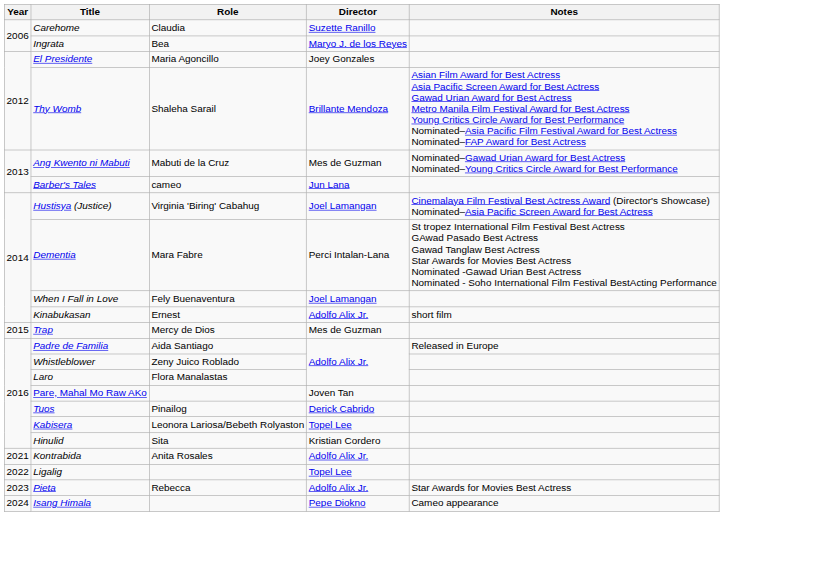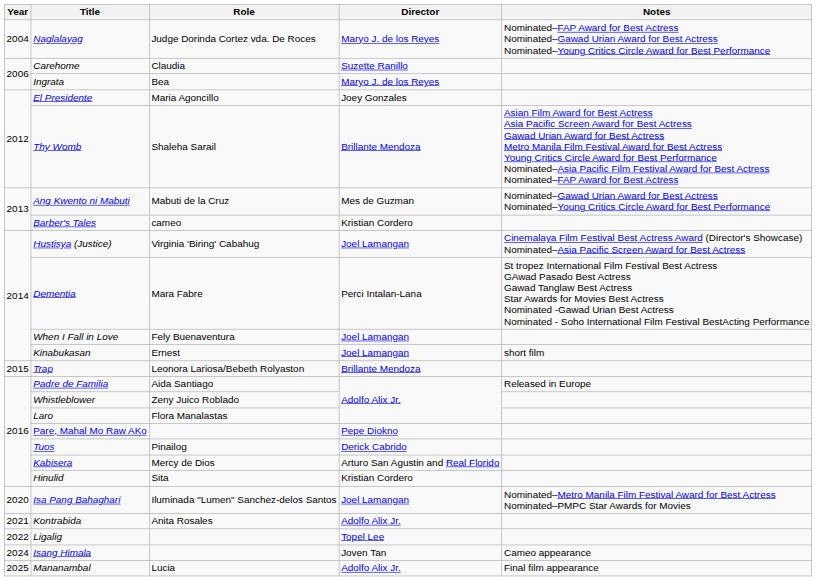+ row: (58, 39)
(329, 184) Jun Lana -> (377, 222) Kristian Cordero
(339, 314) Adolfo Alix Jr. -> (375, 352) Joel Lamangan
(183, 330) Mercy de Dios -> (228, 368) Leonora Lariosa/Bebeth Rolyaston
(345, 330) Mes de Guzman -> (381, 368) Brillante Mendoza
(331, 393) Joven Tan -> (370, 431) Pepe Diokno
(228, 424) Leonora Lariosa/Bebeth Rolyaston -> (183, 462) Mercy de Dios
(330, 424) Topel Lee -> (420, 462) Arturo San Agustin and Real Florido
+ row: (77, 499)
- row: (45, 487)
(337, 503) Pepe Diokno -> (364, 552) Joven Tan
+ row: (62, 568)
